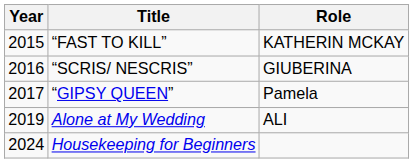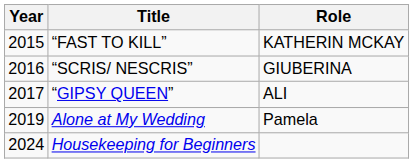(290, 94) Pamela -> (275, 94) ALI
(275, 119) ALI -> (290, 119) Pamela
